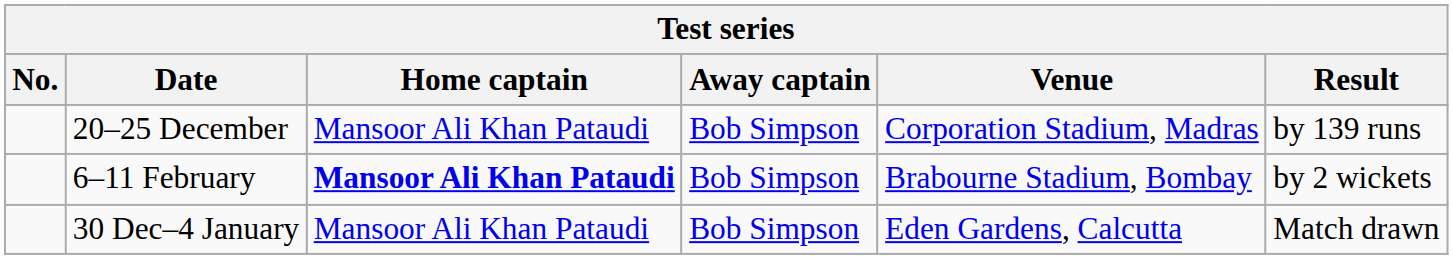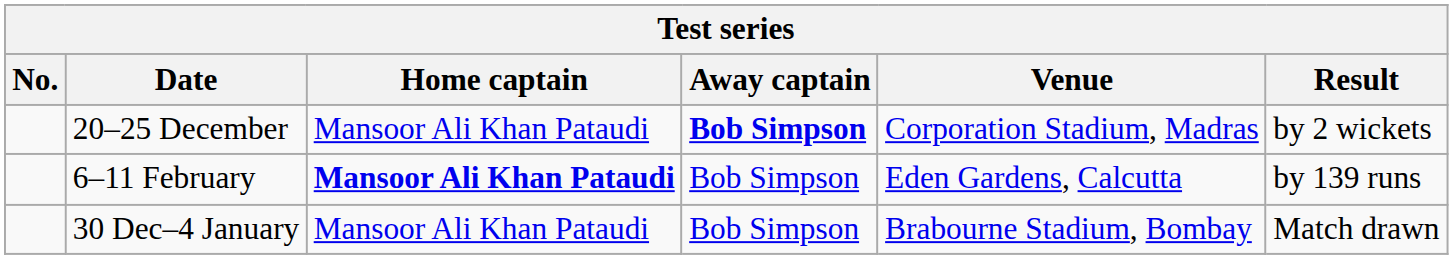(774, 128) normal -> (778, 128) bold
(1347, 128) by 139 runs -> (1352, 128) by 2 wickets
(1068, 178) Brabourne Stadium, Bombay -> (1034, 178) Eden Gardens, Calcutta
(1352, 178) by 2 wickets -> (1347, 178) by 139 runs
(1034, 228) Eden Gardens, Calcutta -> (1068, 228) Brabourne Stadium, Bombay
